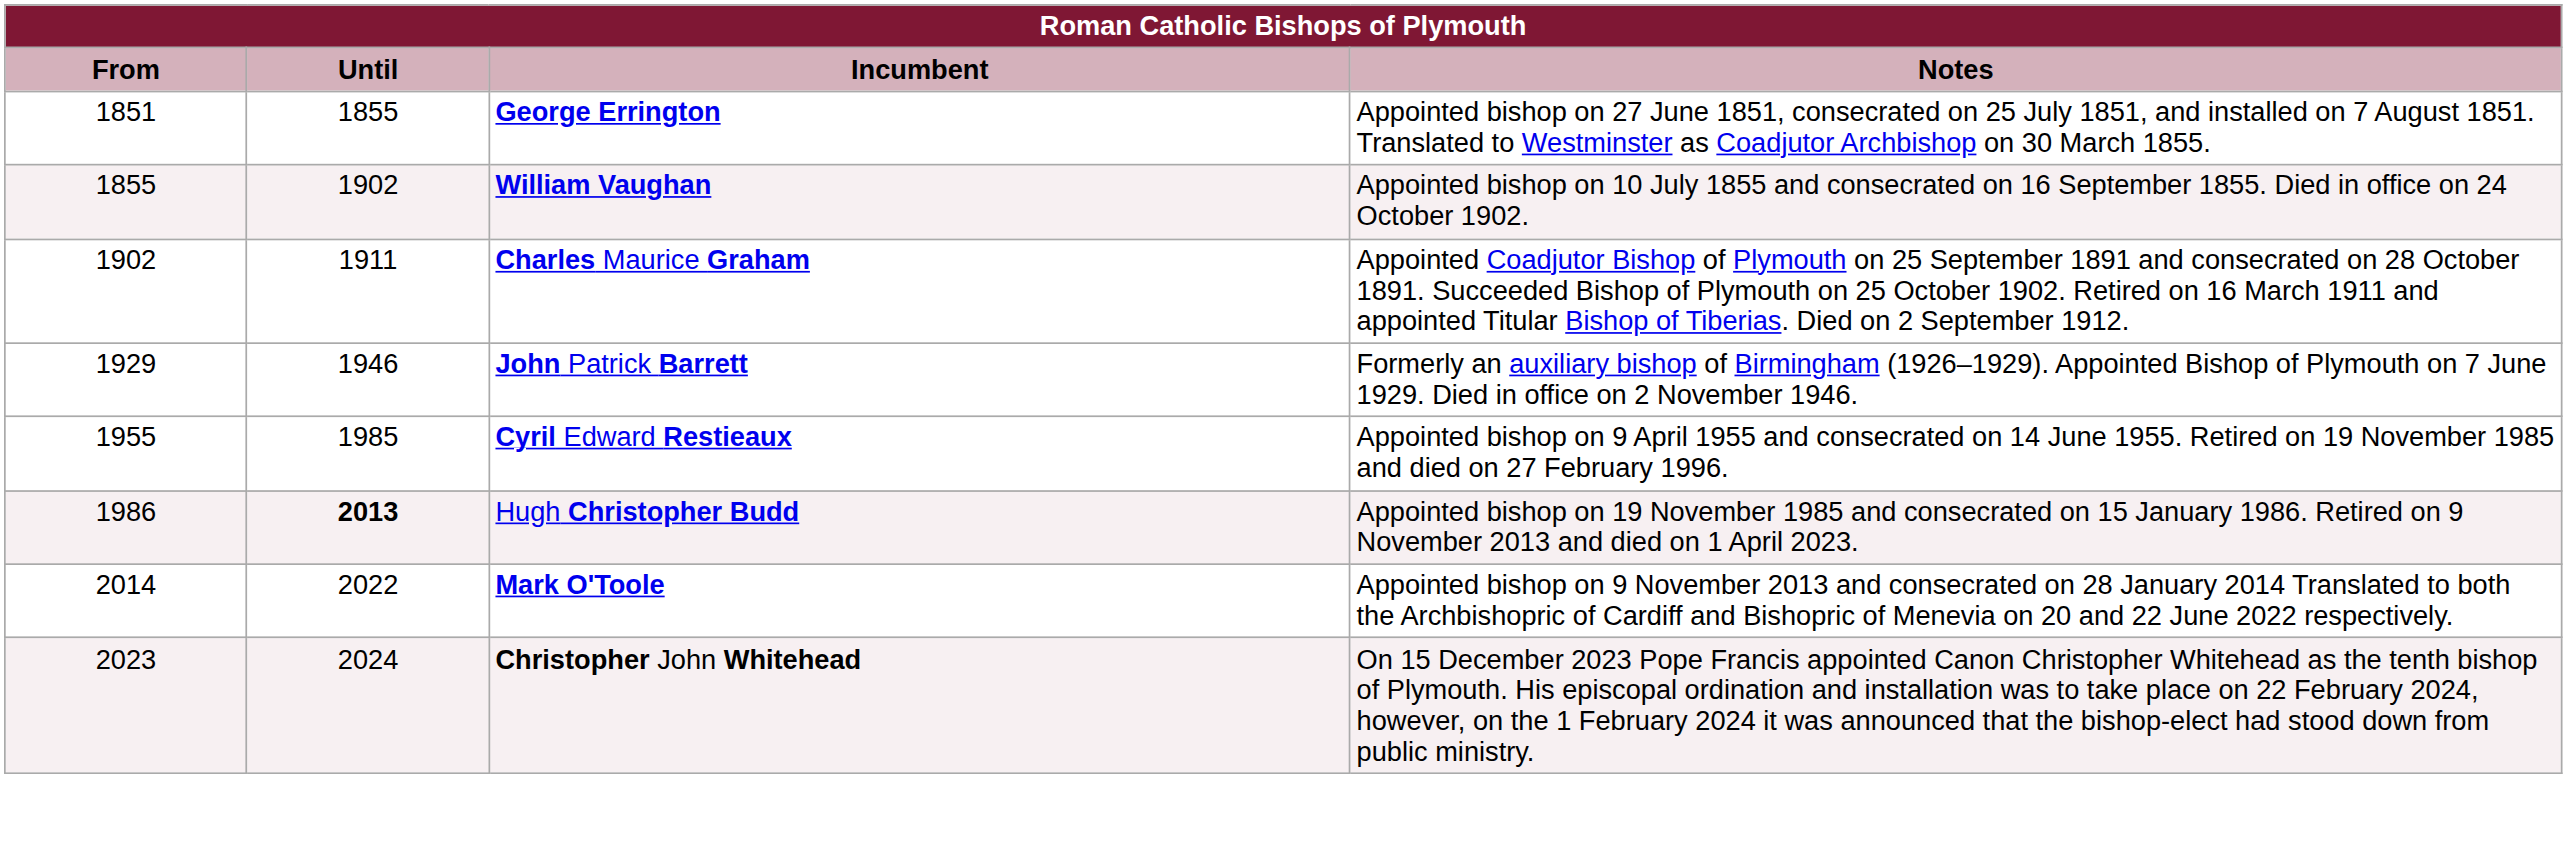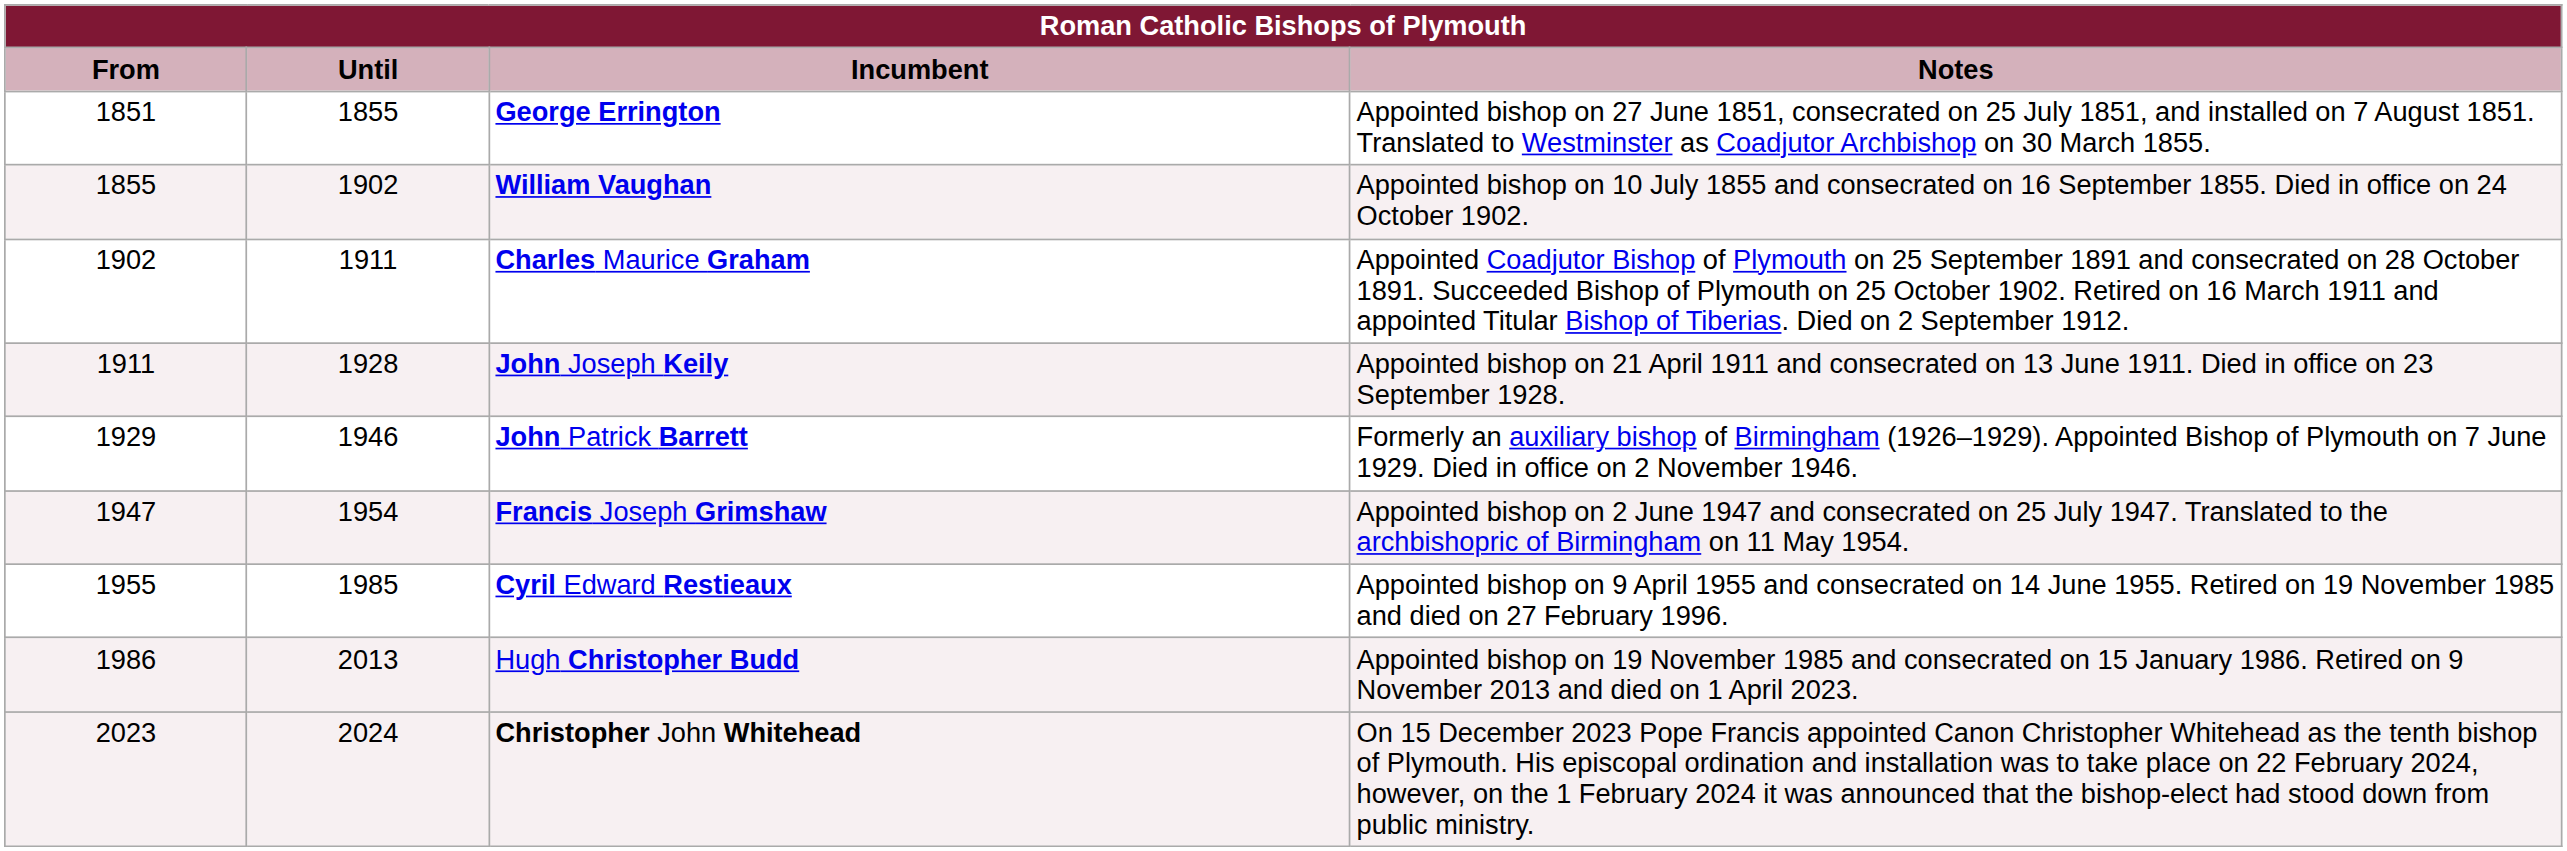+ row: (612, 364)
+ row: (661, 511)
(368, 511) bold -> (368, 659) normal
- row: (580, 585)
